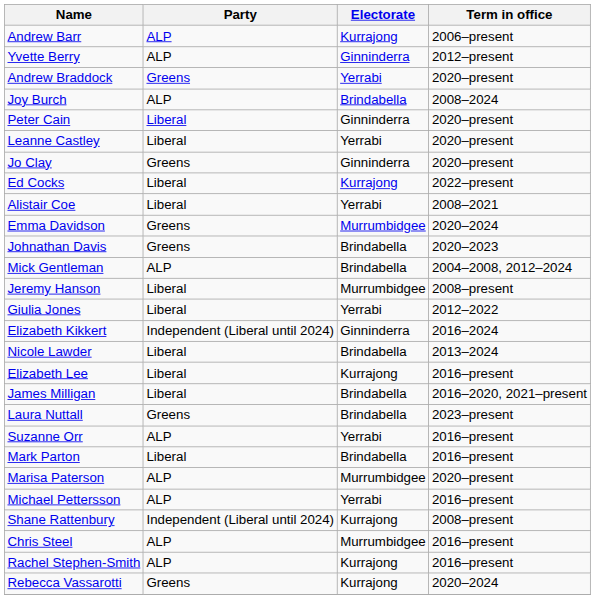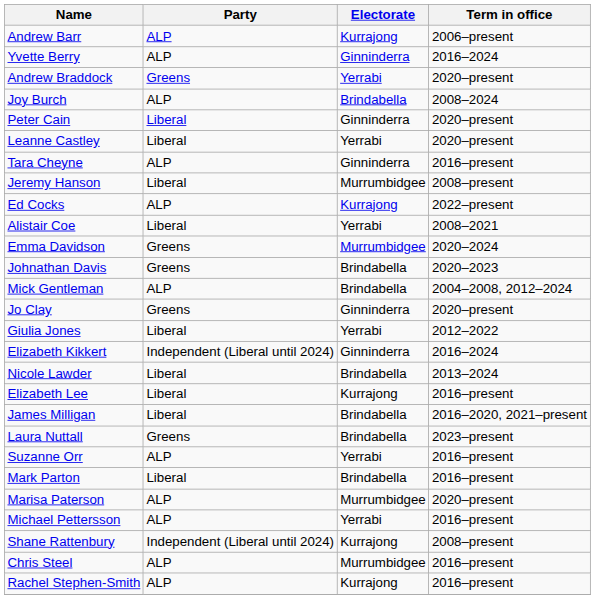(472, 57) 2012–present -> (465, 57) 2016–2024
+ row: (45, 162)
rows swapped: (30, 162) <-> (54, 288)
(166, 183) Liberal -> (159, 204) ALP
- row: (65, 583)
